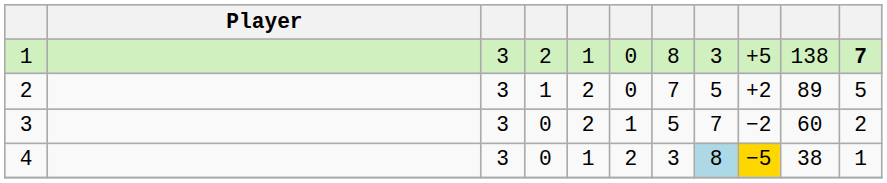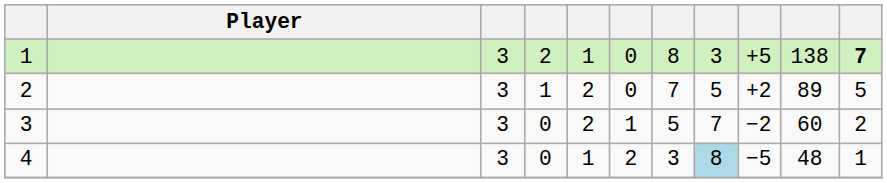(759, 160) gold background -> (759, 160) no background
(810, 160) 38 -> (810, 160) 48
